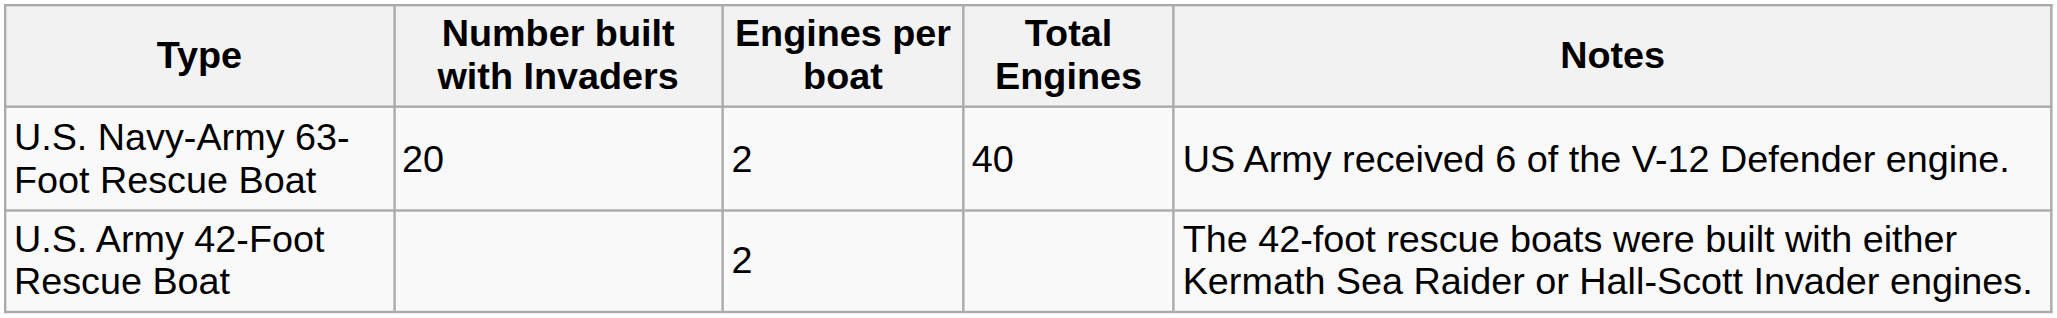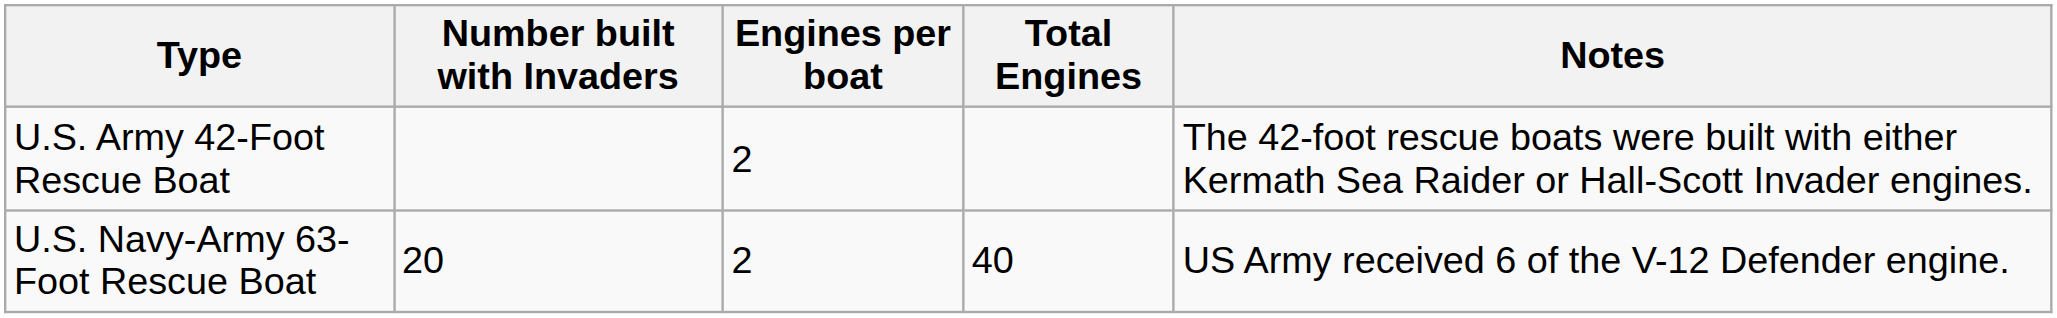rows swapped: (182, 158) <-> (169, 260)
